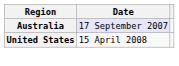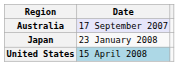+ row: (40, 40)
(113, 40) no background -> (113, 54) lightblue background
